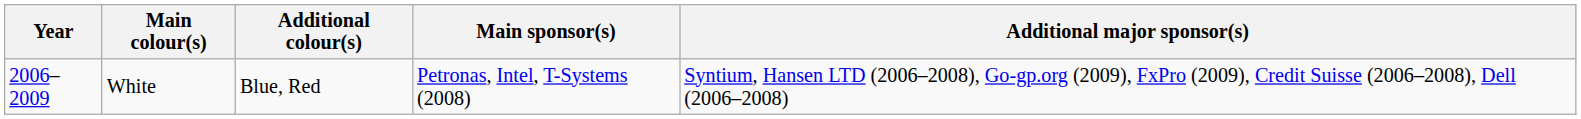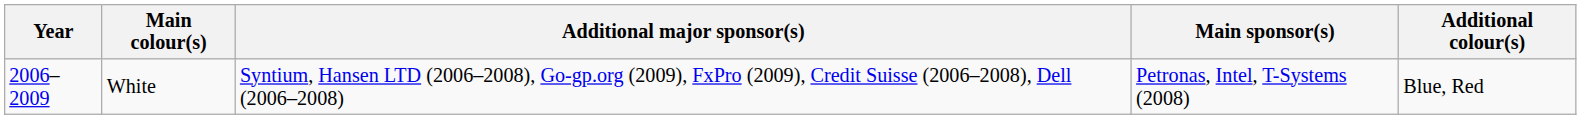columns swapped: (324, 31) <-> (1128, 31)
